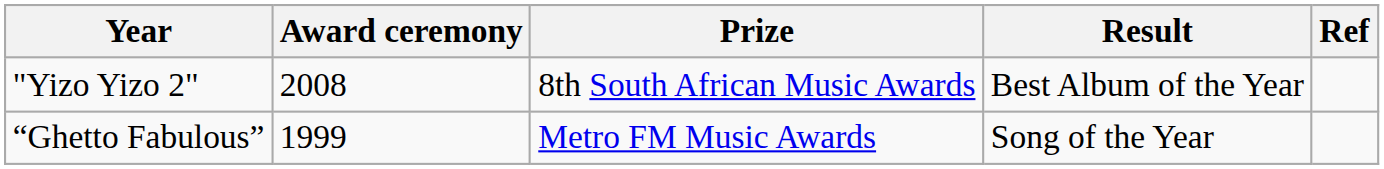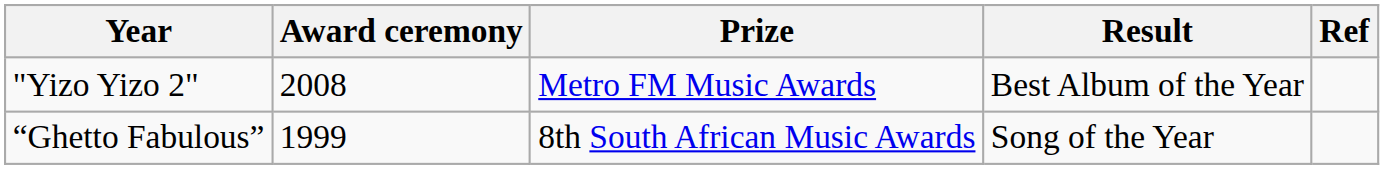(757, 84) 8th South African Music Awards -> (707, 84) Metro FM Music Awards
(707, 137) Metro FM Music Awards -> (757, 137) 8th South African Music Awards
